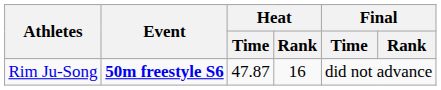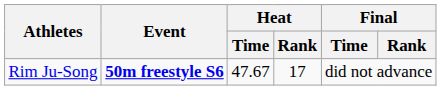(251, 71) 47.87 -> (251, 71) 47.67
(297, 71) 16 -> (297, 71) 17
